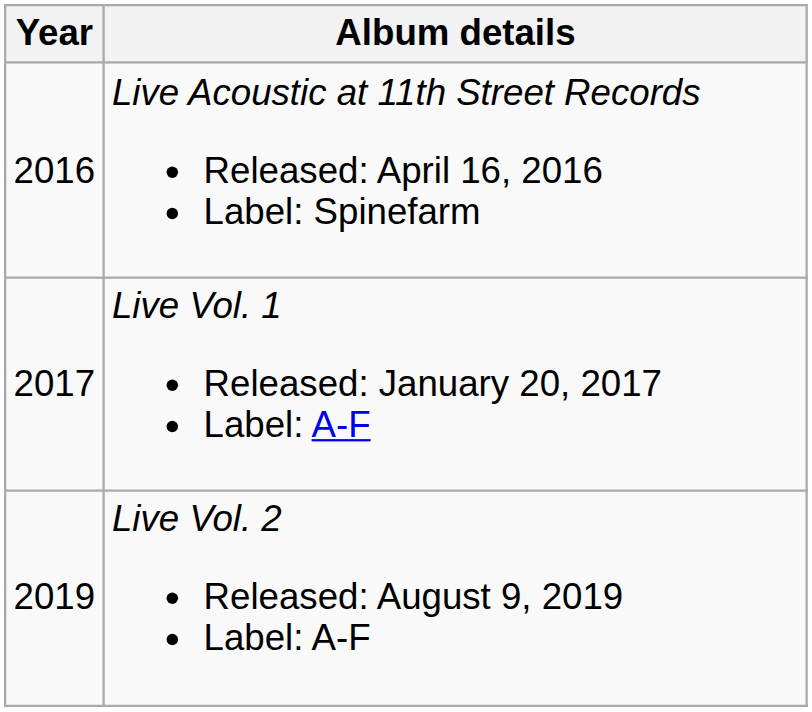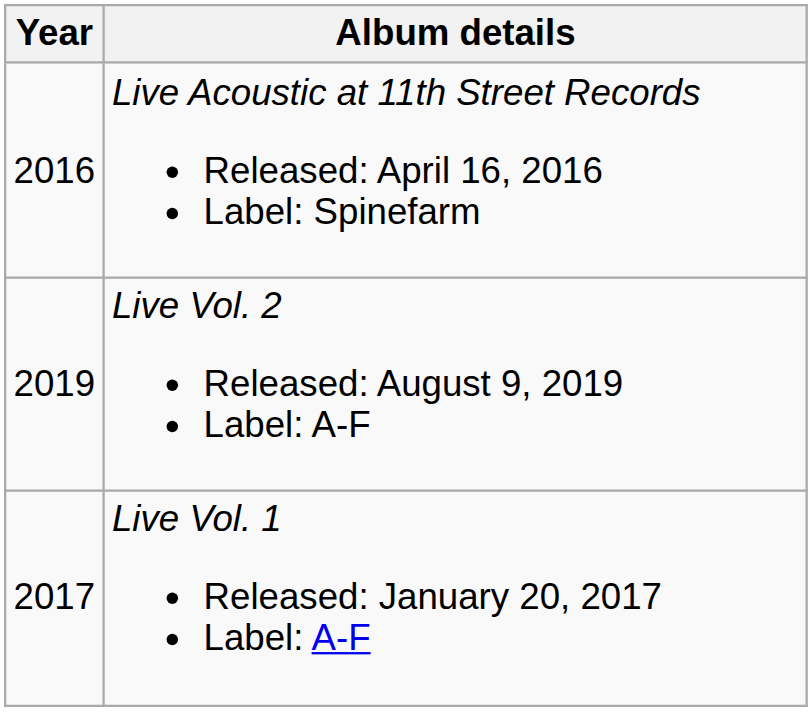rows swapped: (455, 366) <-> (455, 580)
